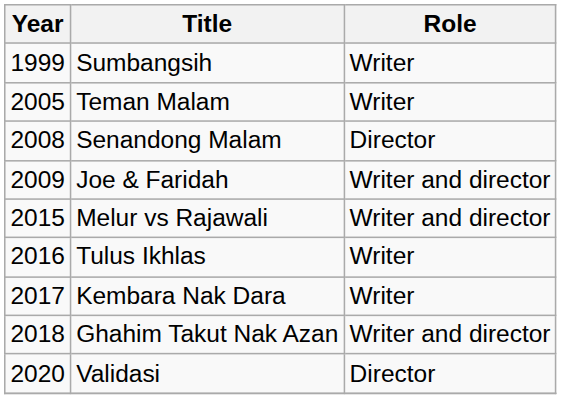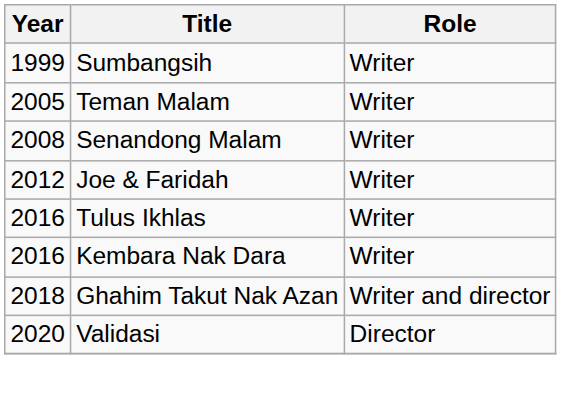(392, 140) Director -> (382, 140) Writer
(38, 179) 2009 -> (38, 179) 2012
(450, 179) Writer and director -> (382, 179) Writer
- row: (172, 218)
(38, 295) 2017 -> (38, 256) 2016
